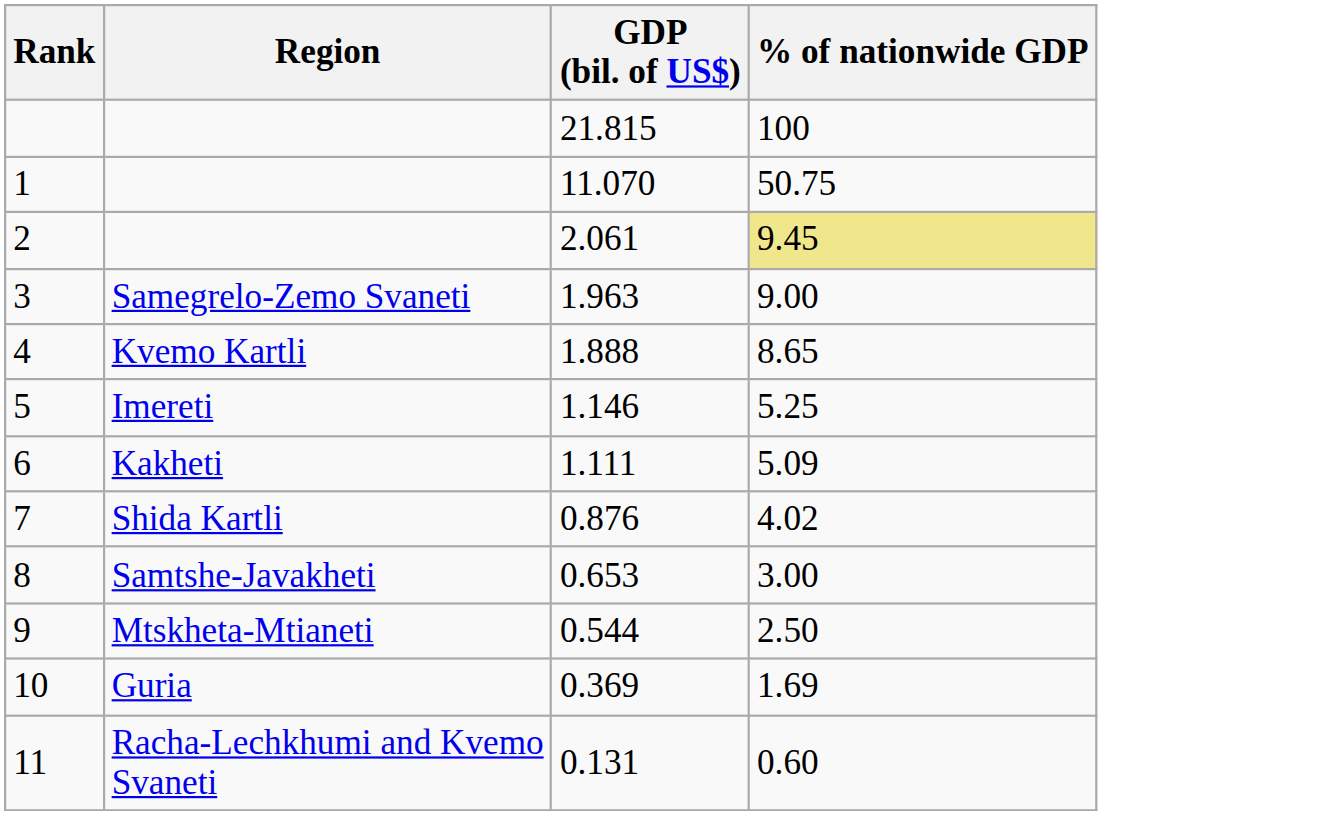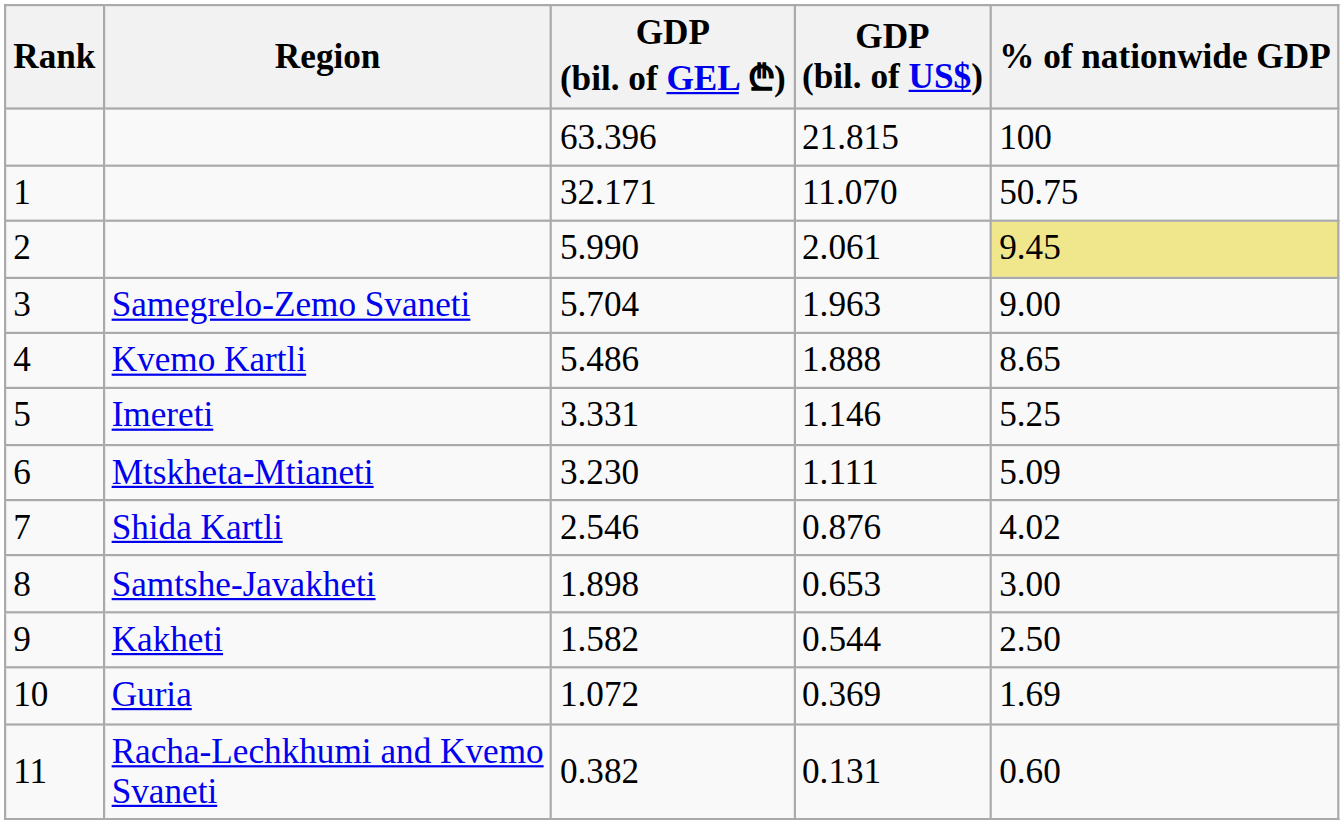+ column: (673, 55)
(167, 462) Kakheti -> (243, 471) Mtskheta-Mtianeti
(243, 630) Mtskheta-Mtianeti -> (167, 639) Kakheti
